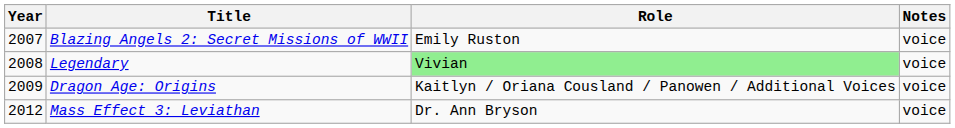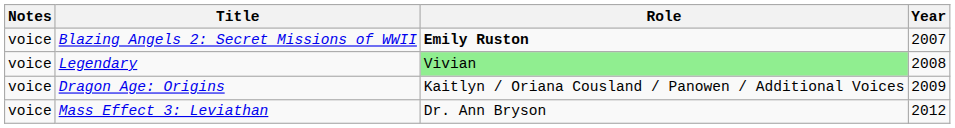columns swapped: (26, 16) <-> (924, 16)
(468, 40) normal -> (476, 40) bold
